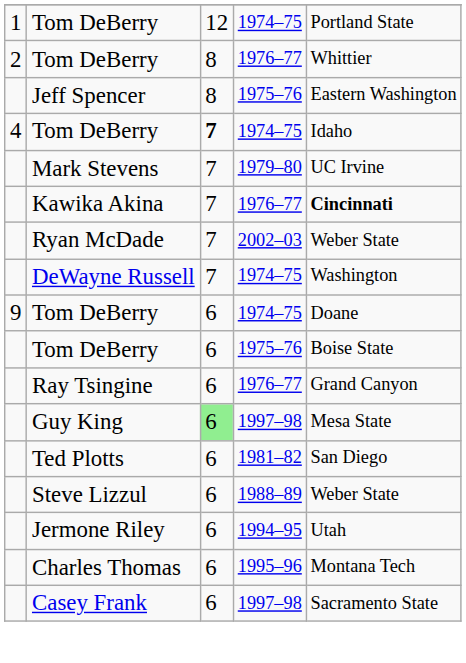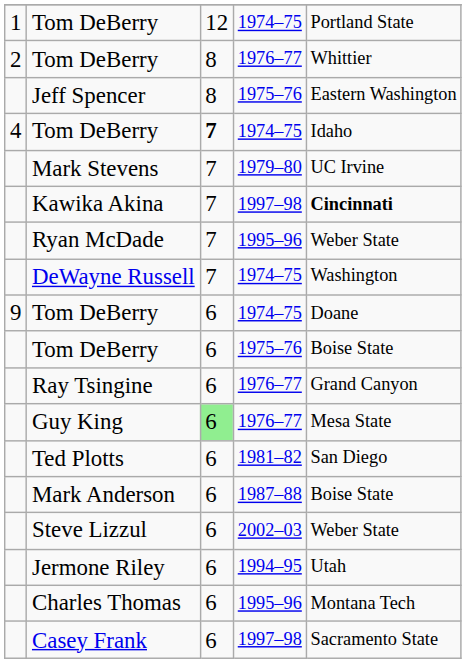(270, 204) 1976–77 -> (270, 204) 1997–98
(270, 240) 2002–03 -> (270, 240) 1995–96
(270, 421) 1997–98 -> (270, 421) 1976–77
+ row: (16, 495)
(270, 494) 1988–89 -> (270, 530) 2002–03
